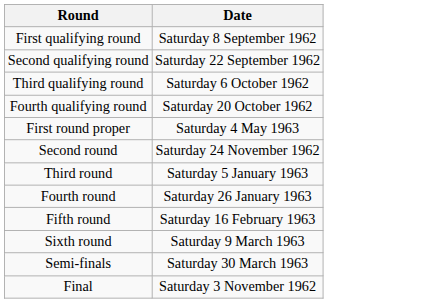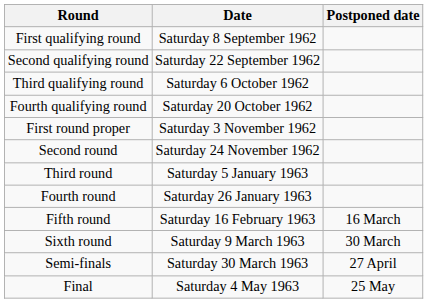+ column: (373, 15)
(238, 128) Saturday 4 May 1963 -> (238, 128) Saturday 3 November 1962
(238, 286) Saturday 3 November 1962 -> (238, 286) Saturday 4 May 1963
